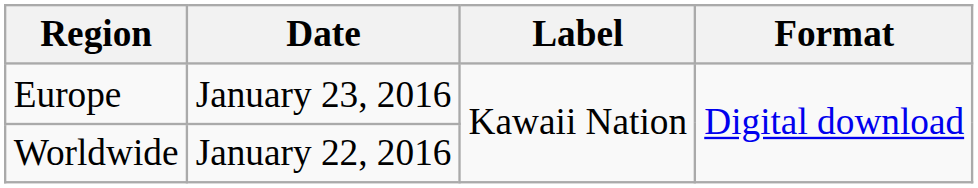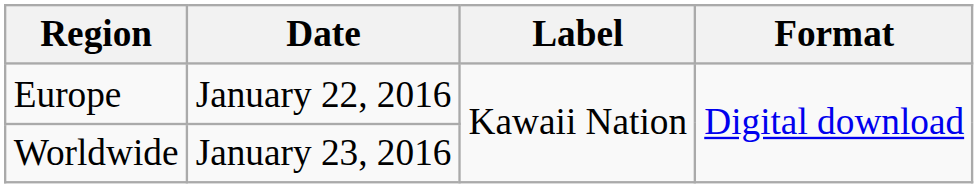(324, 93) January 23, 2016 -> (324, 93) January 22, 2016
(324, 152) January 22, 2016 -> (324, 152) January 23, 2016
